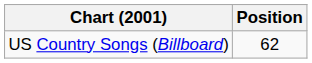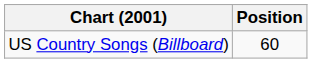(270, 44) 62 -> (270, 44) 60
